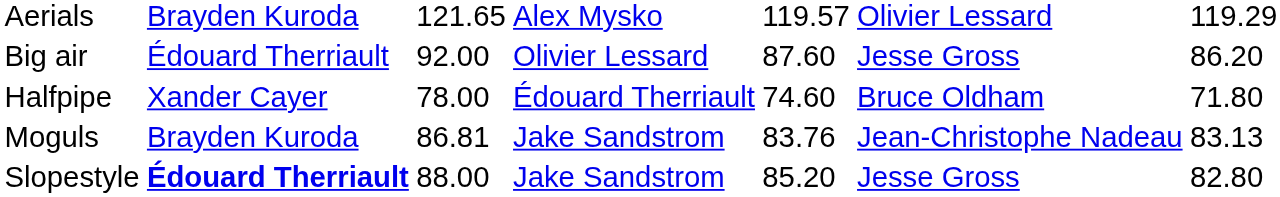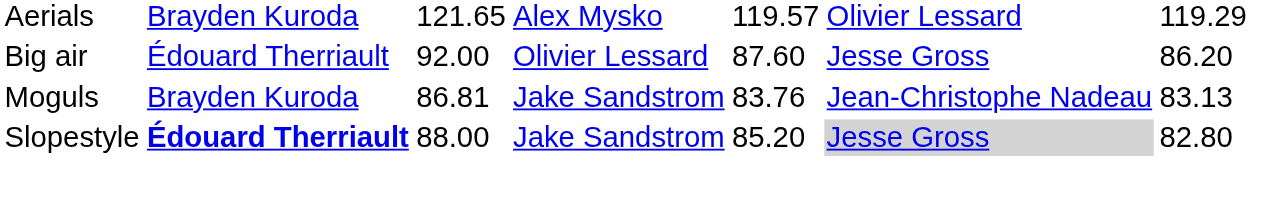- row: (58, 97)
(938, 177) no background -> (908, 137) lightgrey background
